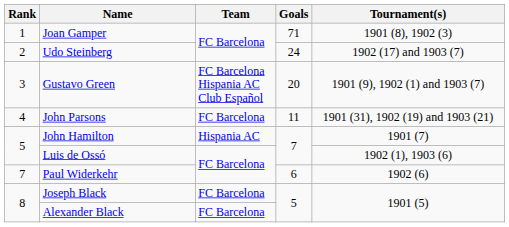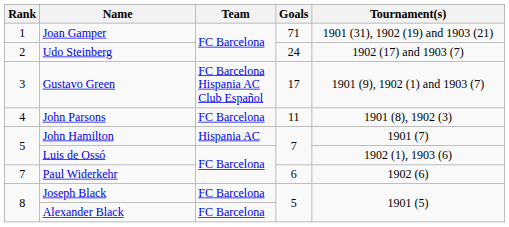(408, 33) 1901 (8), 1902 (3) -> (408, 33) 1901 (31), 1902 (19) and 1903 (21)
(294, 84) 20 -> (294, 84) 17
(408, 117) 1901 (31), 1902 (19) and 1903 (21) -> (408, 117) 1901 (8), 1902 (3)
